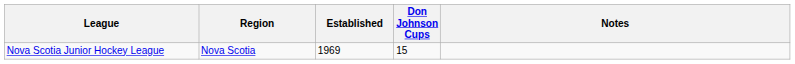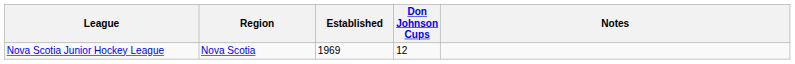(402, 51) 15 -> (402, 51) 12
